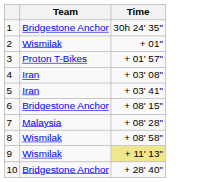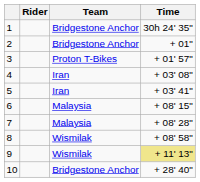+ column: (35, 12)
(42, 43) Wismilak -> (95, 43) Bridgestone Anchor
(65, 106) Bridgestone Anchor -> (72, 106) Malaysia
